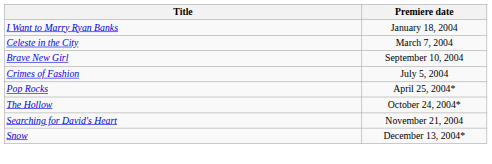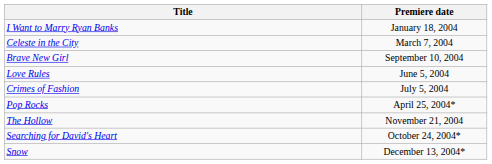+ row: (28, 74)
(424, 105) October 24, 2004* -> (424, 120) November 21, 2004
(424, 120) November 21, 2004 -> (424, 136) October 24, 2004*
